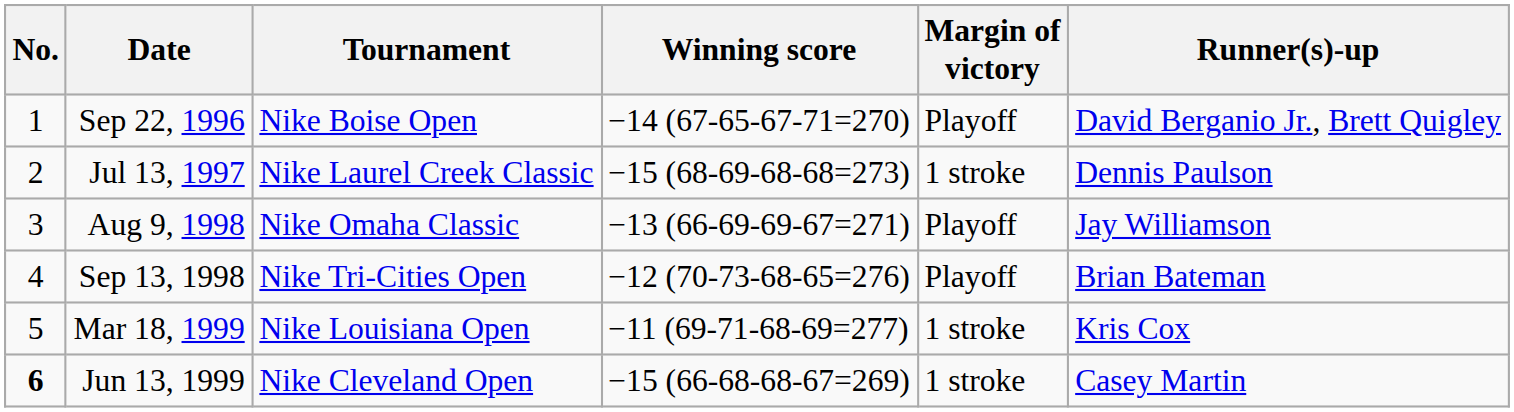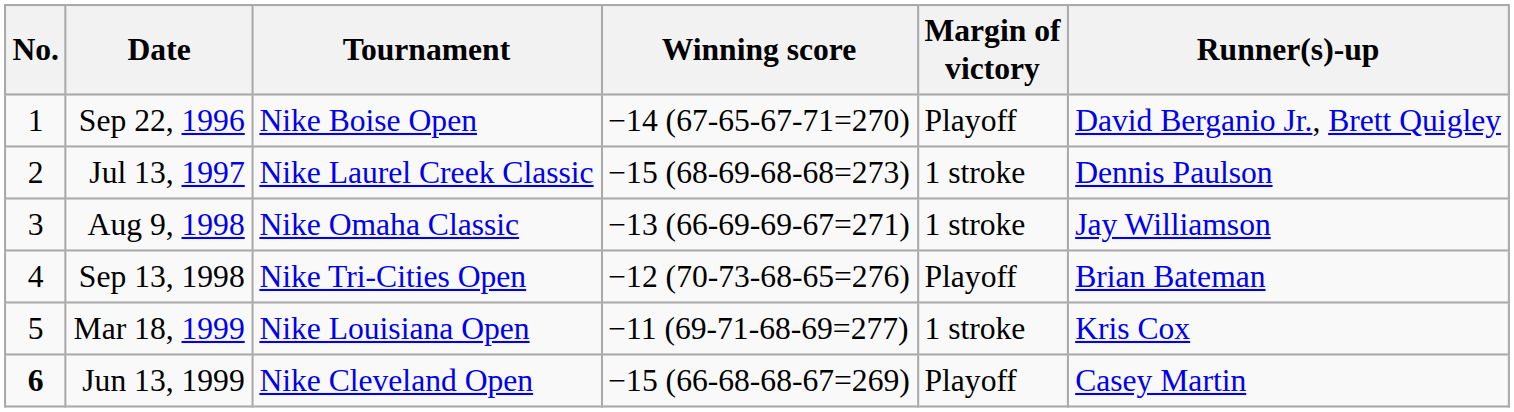(971, 224) Playoff -> (975, 224) 1 stroke
(975, 380) 1 stroke -> (971, 380) Playoff
